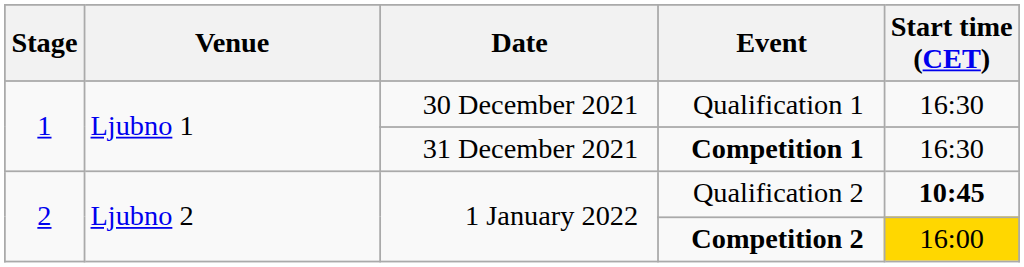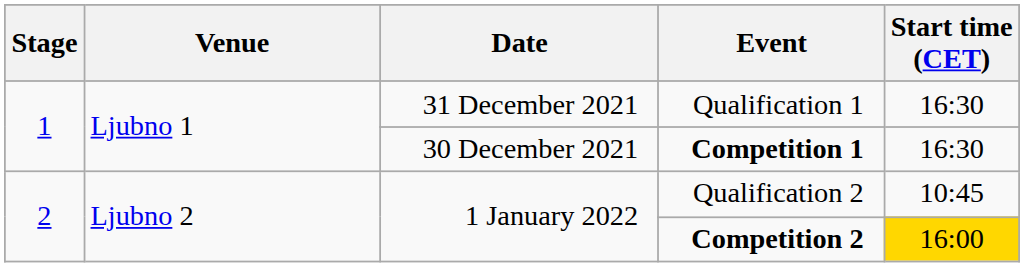(537, 103) 30 December 2021 -> (537, 103) 31 December 2021
(537, 148) 31 December 2021 -> (537, 148) 30 December 2021
(952, 193) bold -> (952, 193) normal
